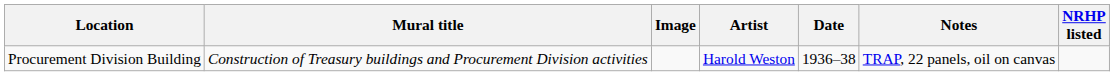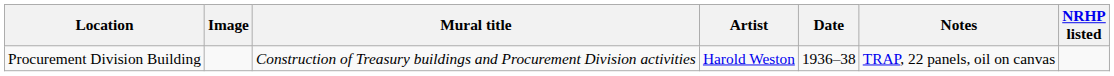columns swapped: (428, 25) <-> (675, 25)
